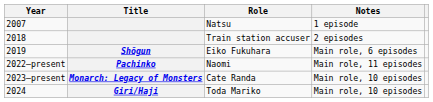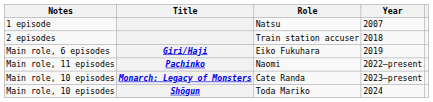columns swapped: (36, 11) <-> (368, 11)
(136, 51) Shōgun -> (185, 51) Giri/Haji
(136, 91) Giri/Haji -> (185, 91) Shōgun
